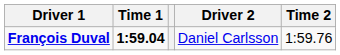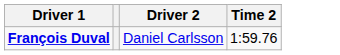- column: (141, 15)
